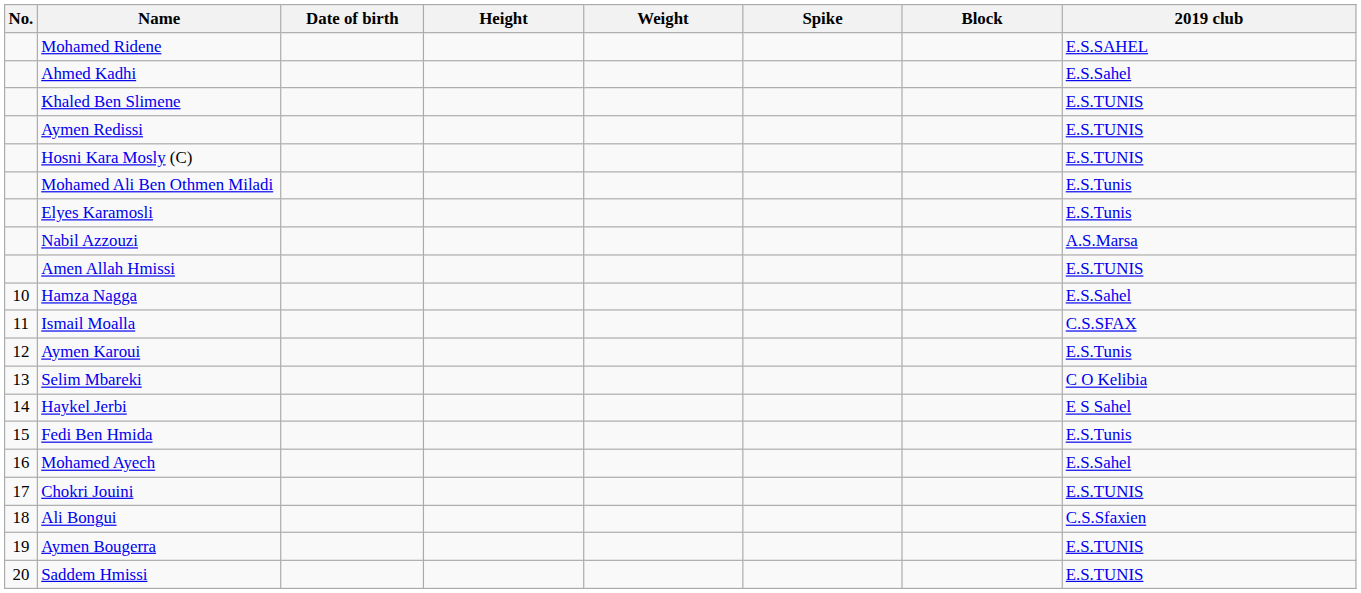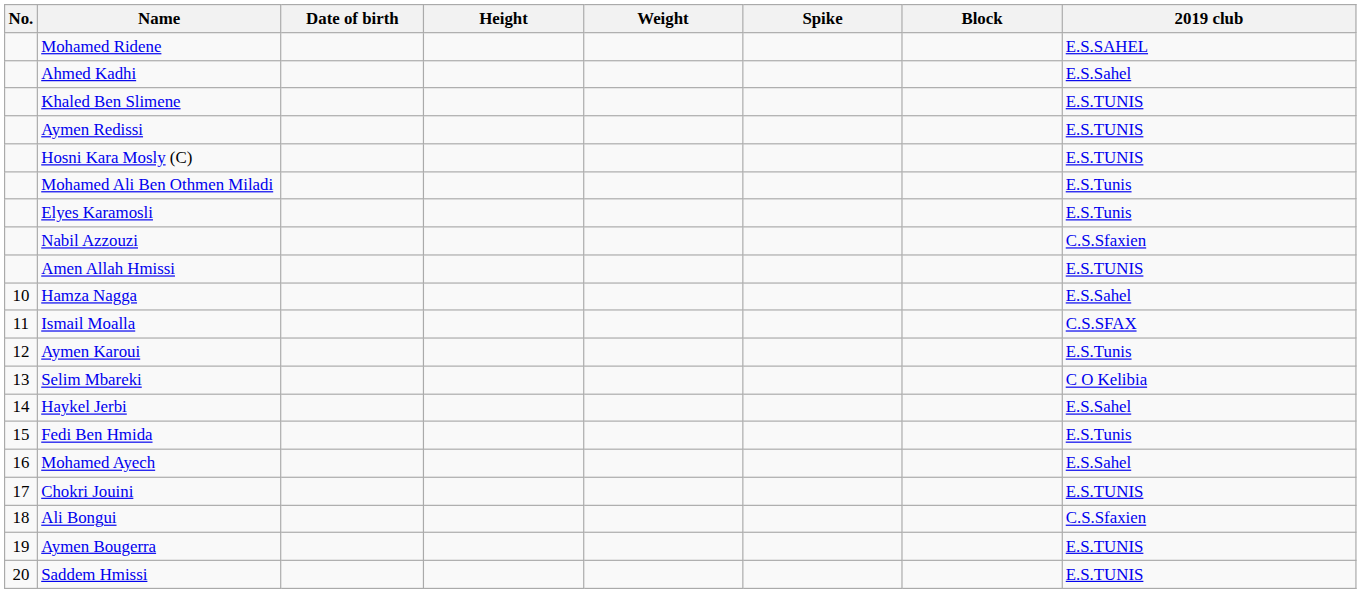(1102, 241) A.S.Marsa -> (1106, 241) C.S.Sfaxien
(1098, 407) E S Sahel -> (1098, 407) E.S.Sahel
